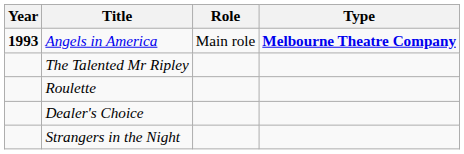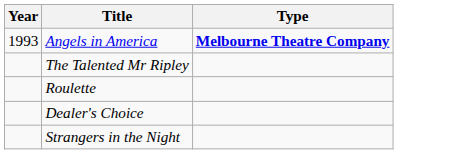- column: (226, 16)
(23, 40) bold -> (23, 40) normal
